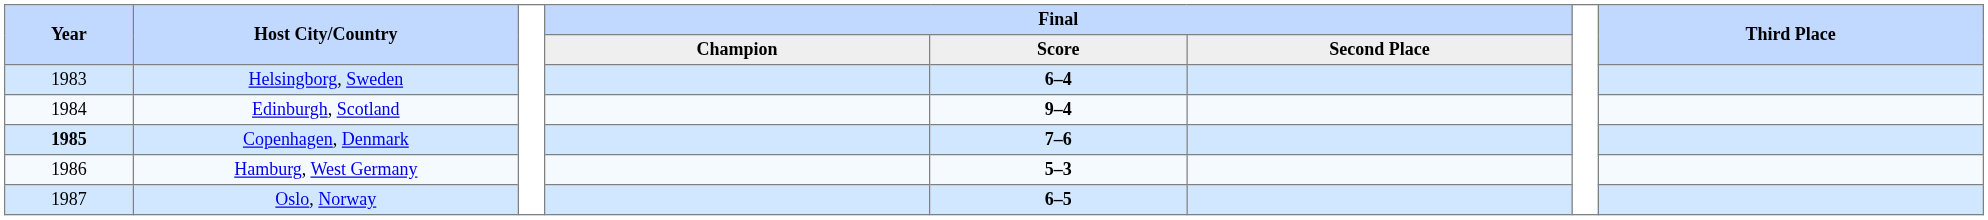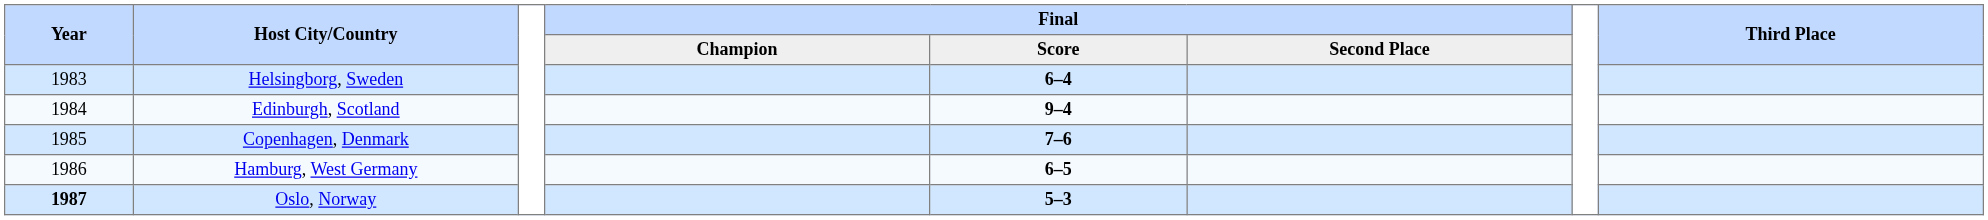(69, 139) bold -> (69, 139) normal
(1058, 169) 5–3 -> (1058, 169) 6–5
(69, 199) normal -> (69, 199) bold
(1058, 199) 6–5 -> (1058, 199) 5–3
